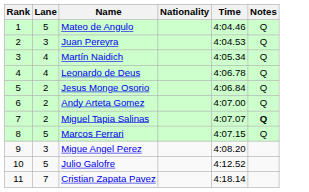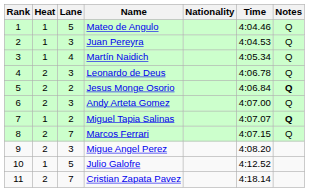+ column: (45, 12)
(46, 73) 4 -> (71, 73) 3
(263, 88) normal -> (289, 88) bold
(46, 103) 2 -> (71, 103) 3
(46, 133) 5 -> (71, 133) 7
